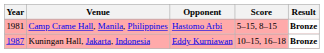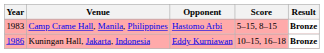(15, 26) 1981 -> (15, 26) 1983
(15, 41) 1987 -> (15, 41) 1986
